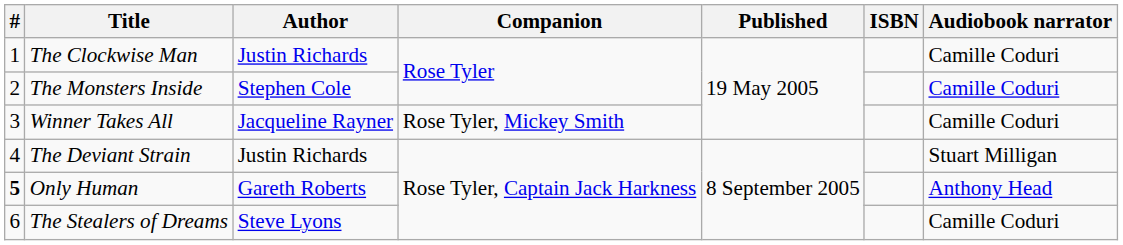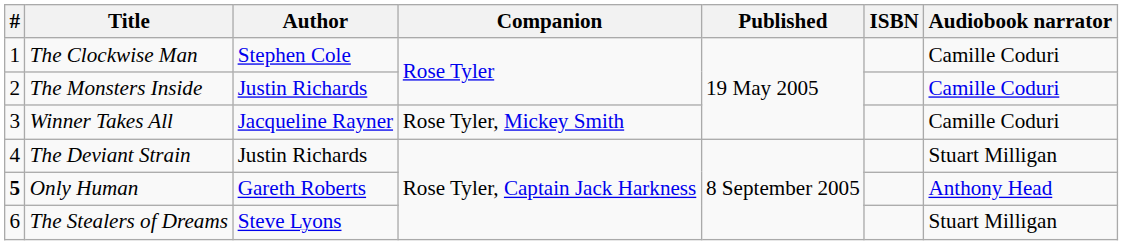(302, 54) Justin Richards -> (294, 54) Stephen Cole
(294, 88) Stephen Cole -> (302, 88) Justin Richards
(994, 222) Camille Coduri -> (993, 222) Stuart Milligan
